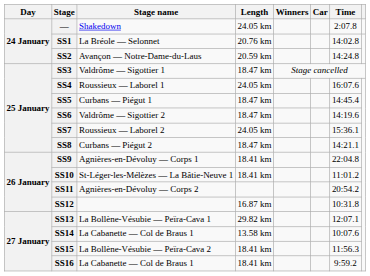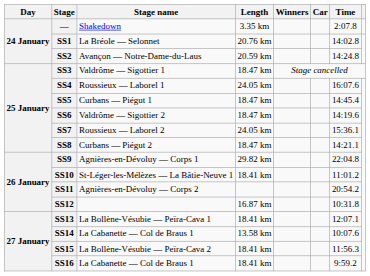(254, 26) 24.05 km -> (254, 26) 3.35 km
(254, 159) 18.41 km -> (254, 159) 29.82 km
(254, 218) 29.82 km -> (254, 218) 18.41 km
